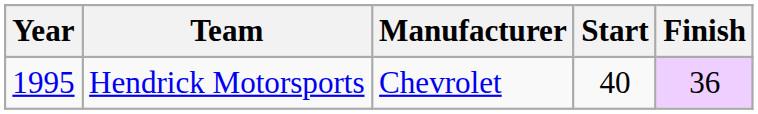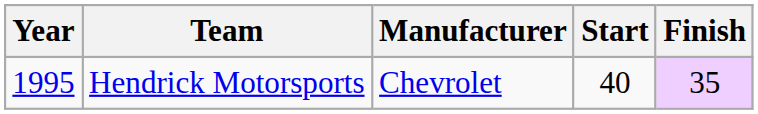(705, 81) 36 -> (705, 81) 35
